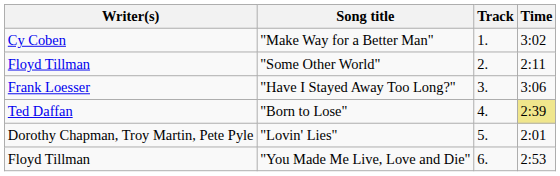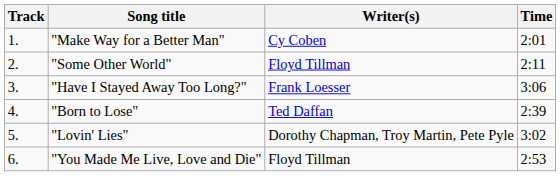columns swapped: (496, 16) <-> (131, 16)
(533, 40) 3:02 -> (533, 40) 2:01
(533, 111) khaki background -> (533, 111) no background
(533, 135) 2:01 -> (533, 135) 3:02
